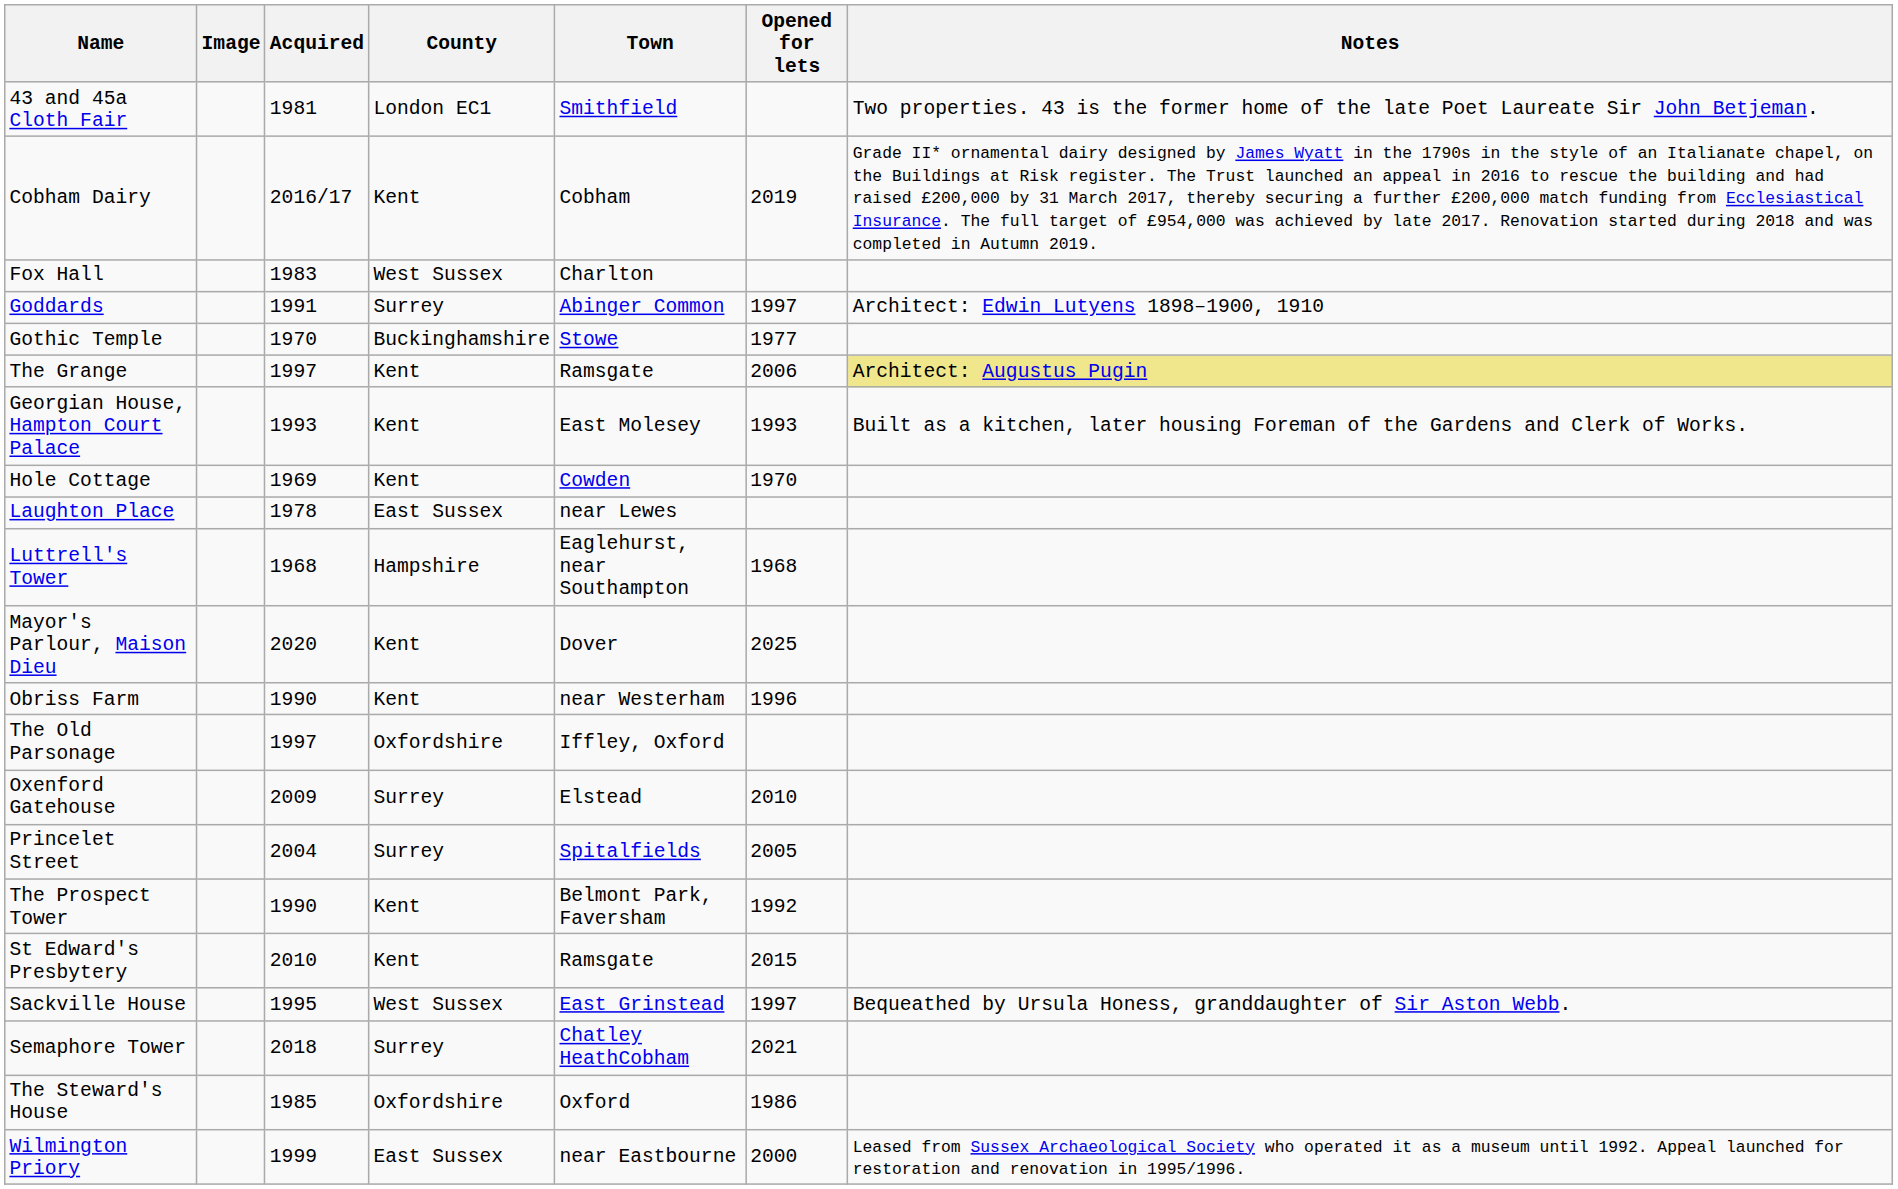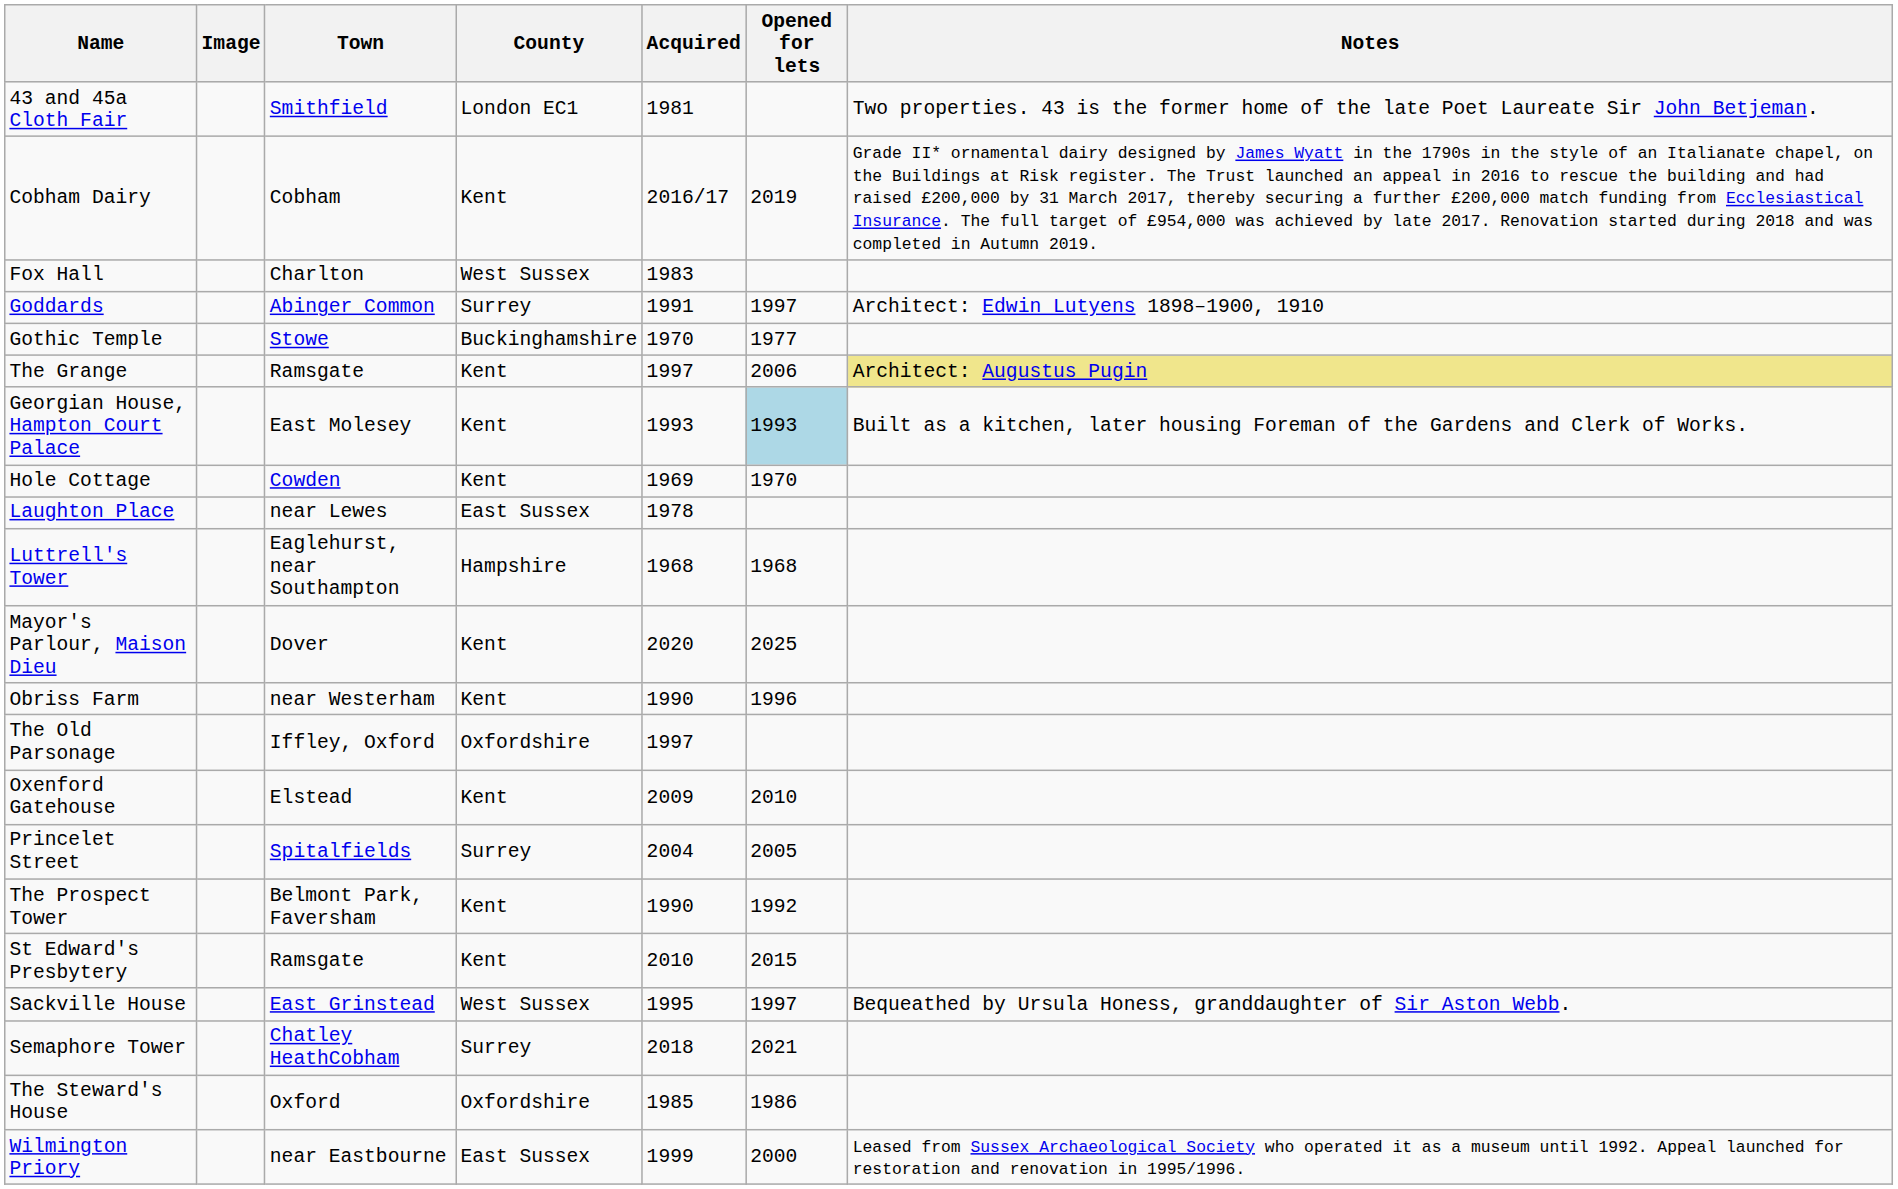columns swapped: (650, 43) <-> (317, 43)
(774, 426) no background -> (774, 426) lightblue background
(409, 797) Surrey -> (484, 797) Kent
